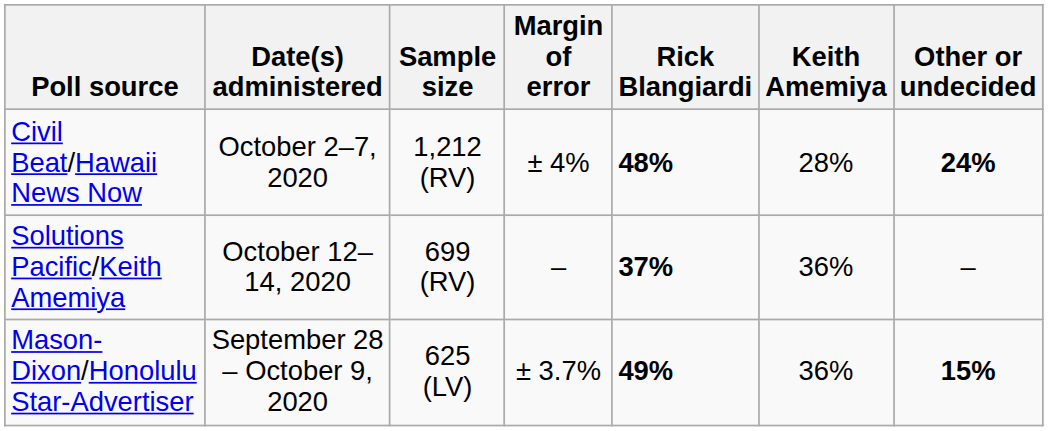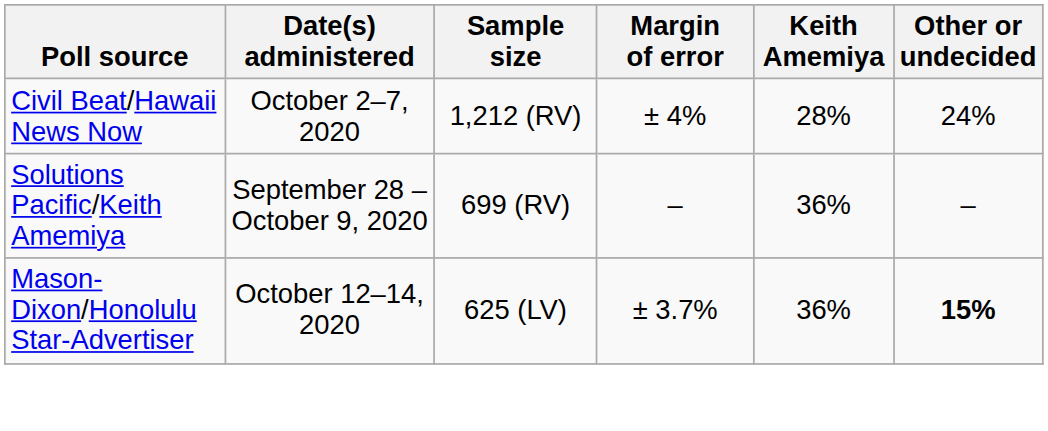- column: (685, 72)
(968, 161) bold -> (968, 115) normal
(298, 266) October 12–14, 2020 -> (330, 205) September 28 – October 9, 2020
(298, 371) September 28 – October 9, 2020 -> (330, 310) October 12–14, 2020
